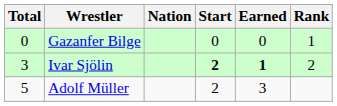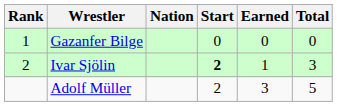columns swapped: (311, 16) <-> (25, 16)
(263, 64) bold -> (265, 64) normal
